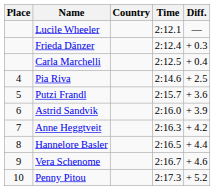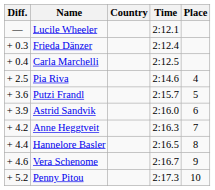columns swapped: (19, 12) <-> (197, 12)
